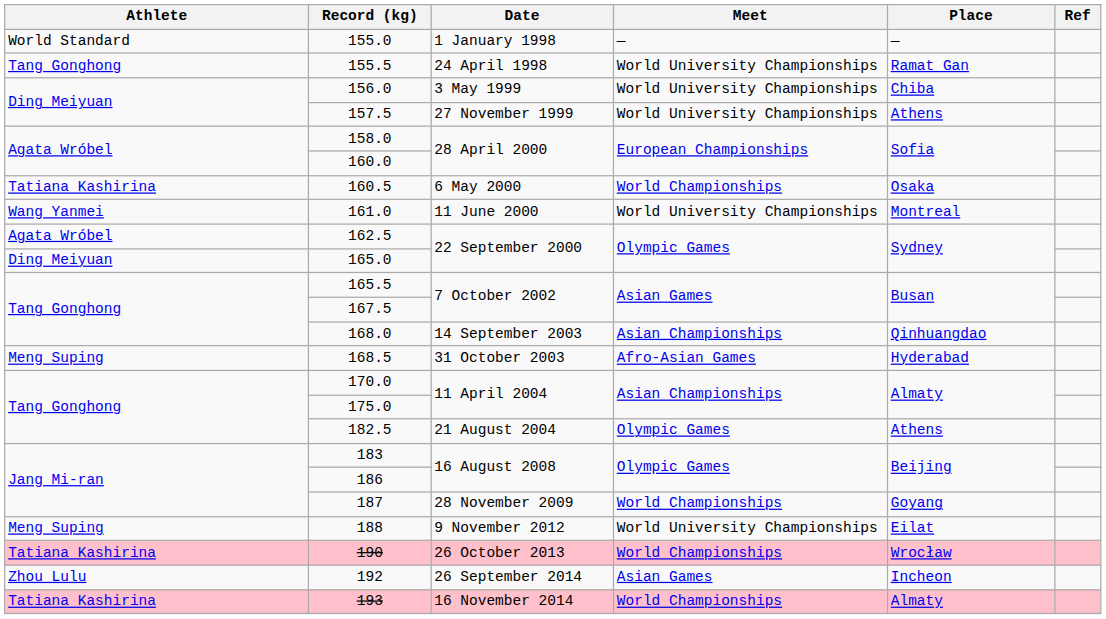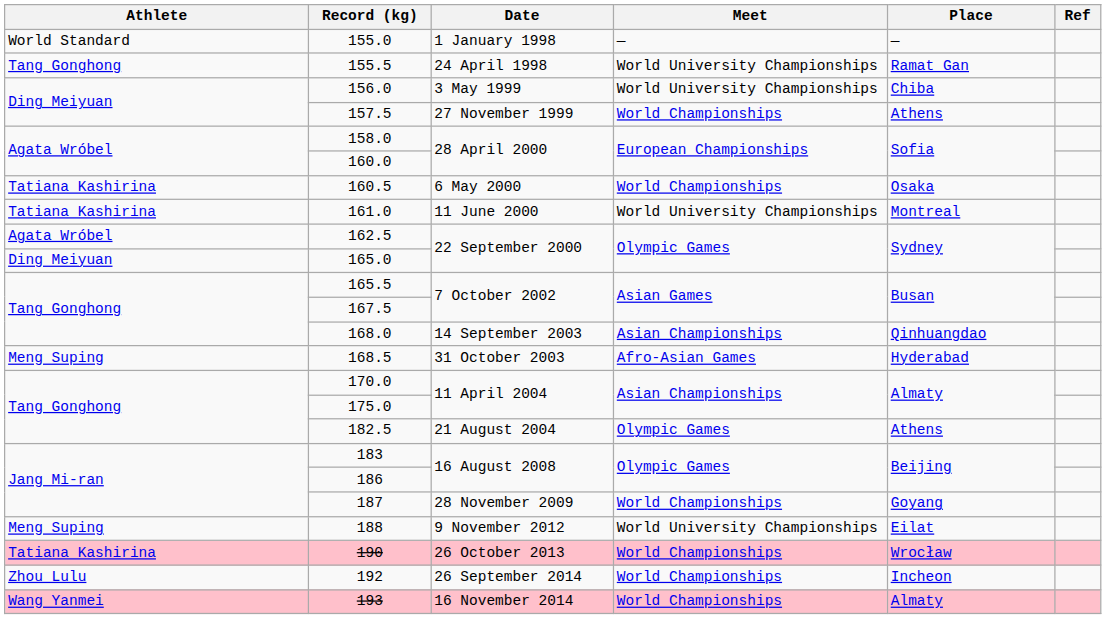(747, 114) World University Championships -> (699, 114) World Championships
(56, 211) Wang Yanmei -> (82, 211) Tatiana Kashirina
(665, 577) Asian Games -> (699, 577) World Championships
(82, 601) Tatiana Kashirina -> (56, 601) Wang Yanmei
